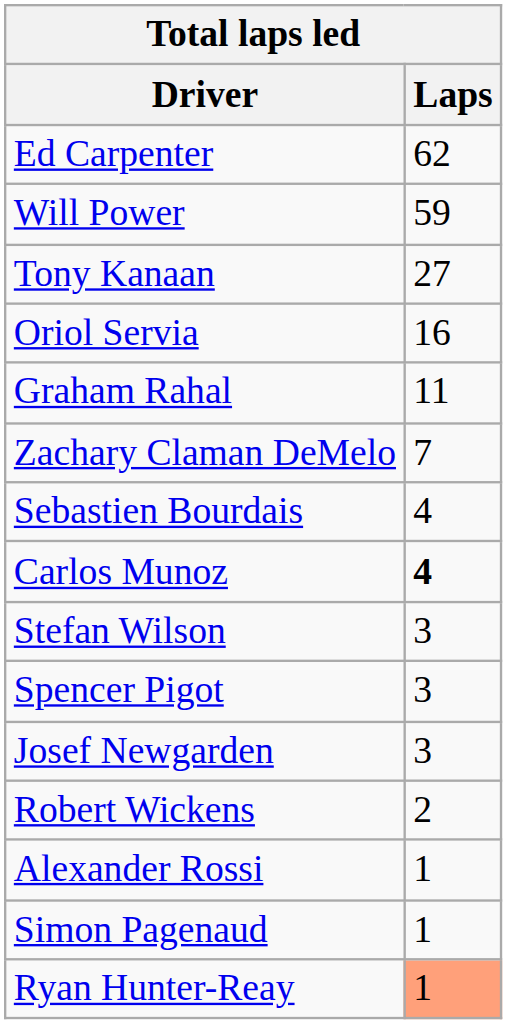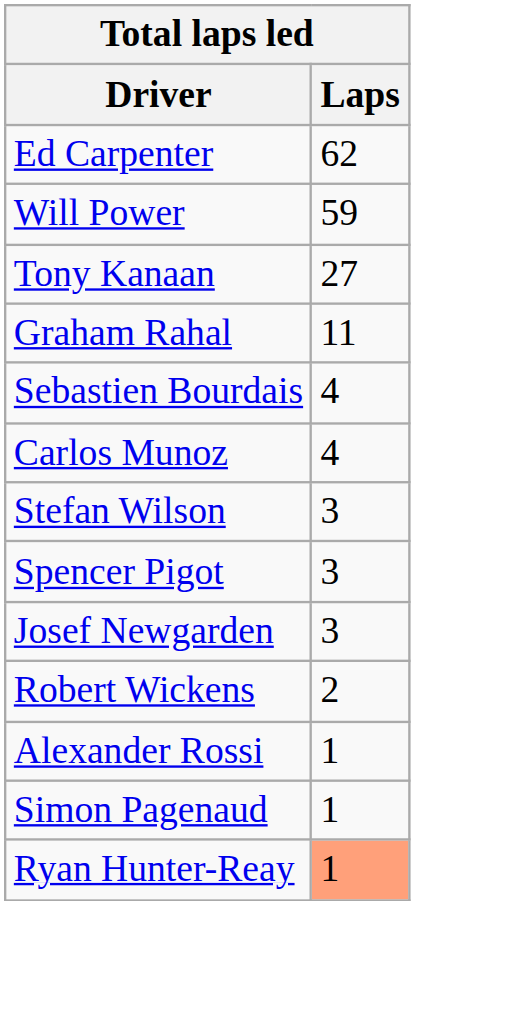- row: (106, 332)
- row: (205, 451)
(423, 570) bold -> (330, 451) normal
